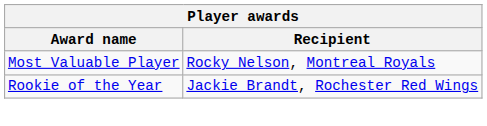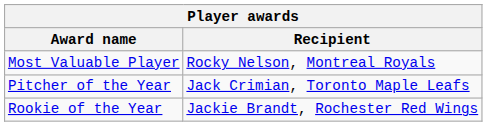+ row: (89, 86)
